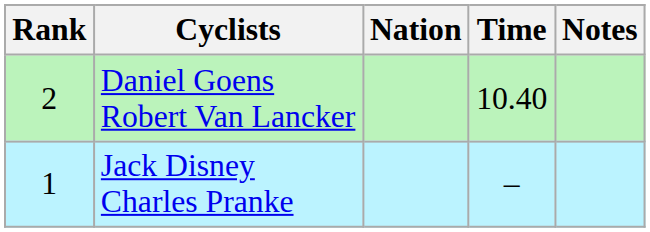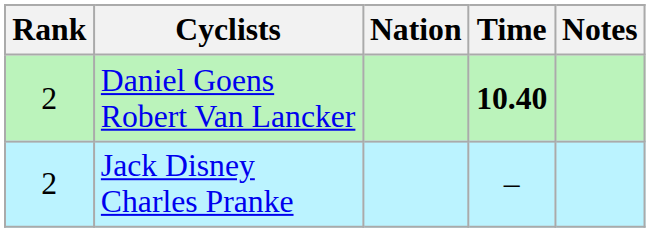(512, 97) normal -> (512, 97) bold
(49, 183) 1 -> (49, 183) 2
